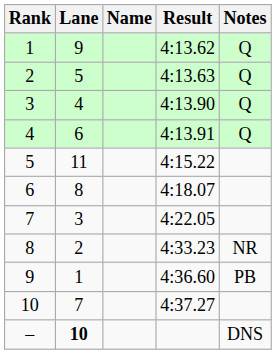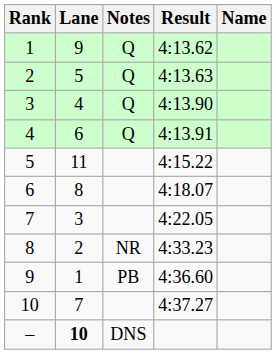columns swapped: (129, 18) <-> (245, 18)
